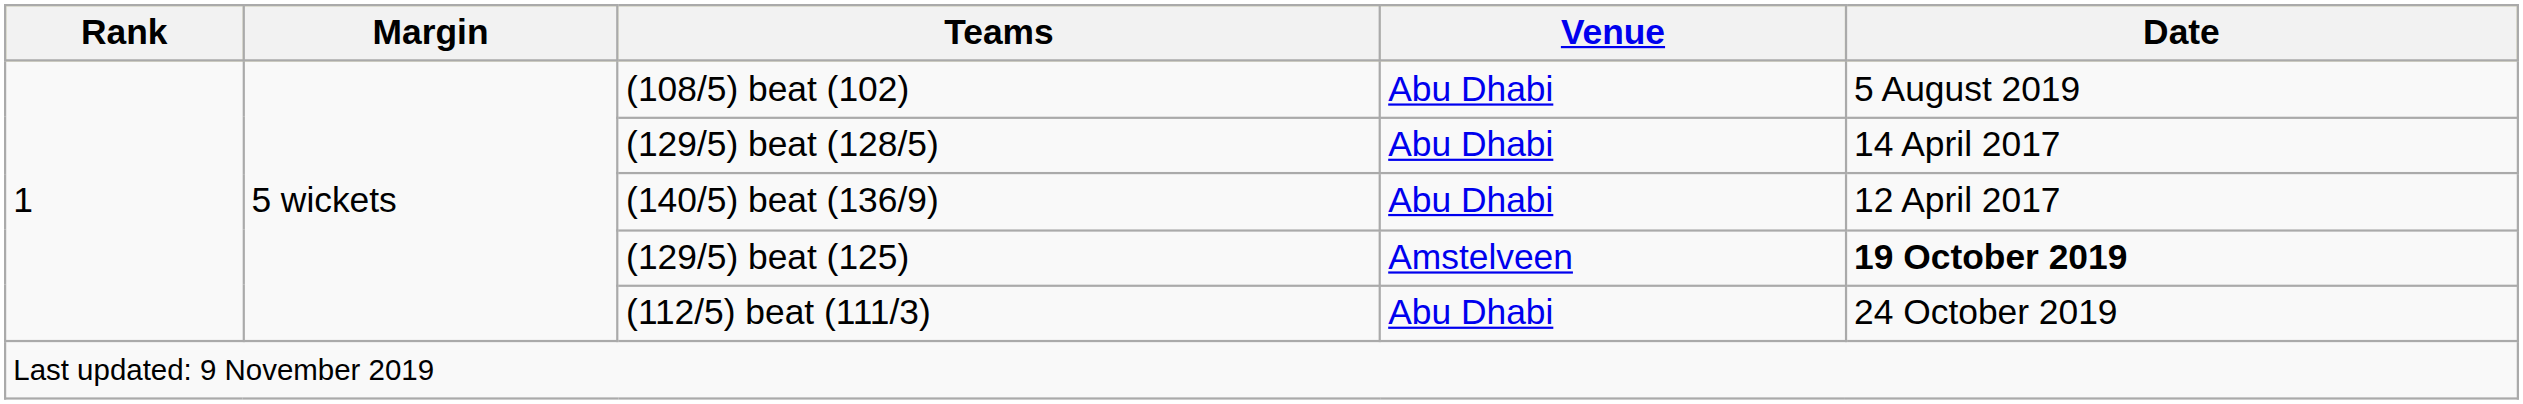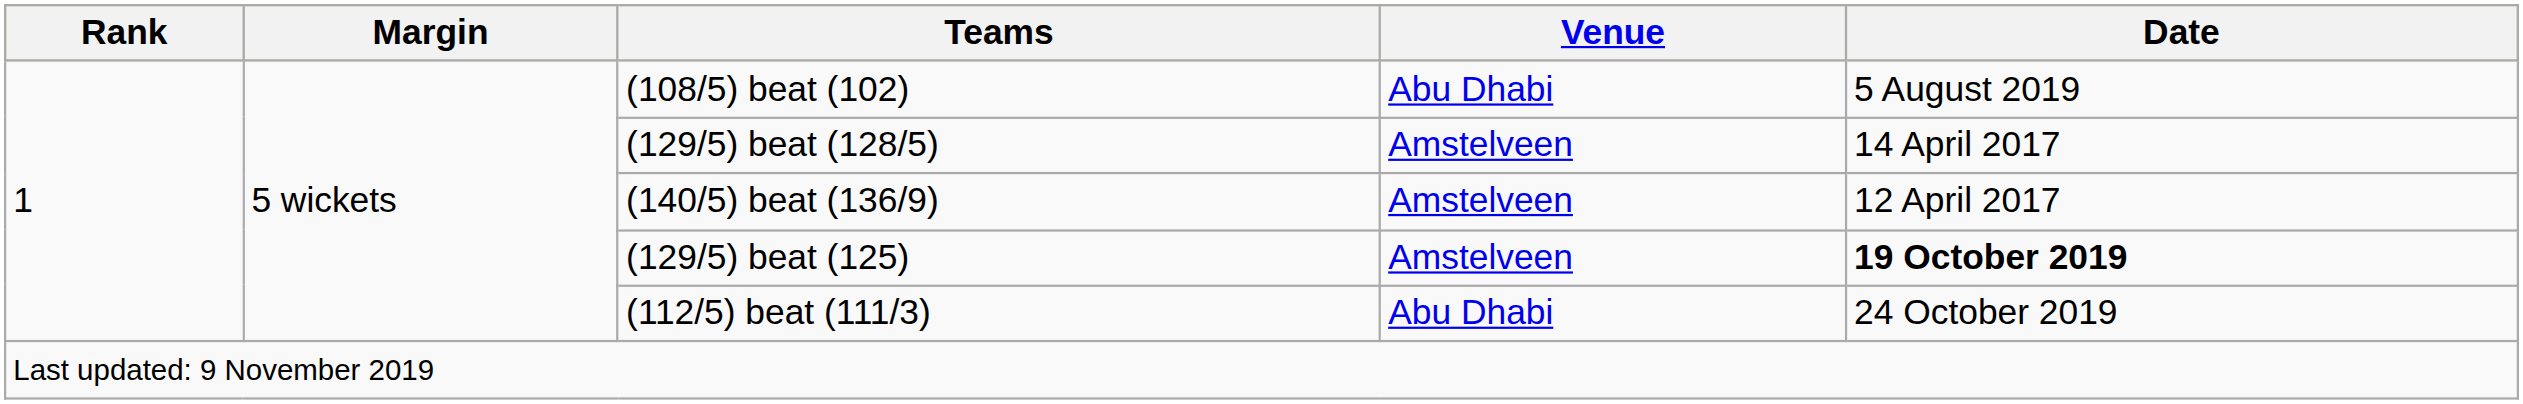(1471, 144) Abu Dhabi -> (1481, 144) Amstelveen
(1471, 200) Abu Dhabi -> (1481, 200) Amstelveen
